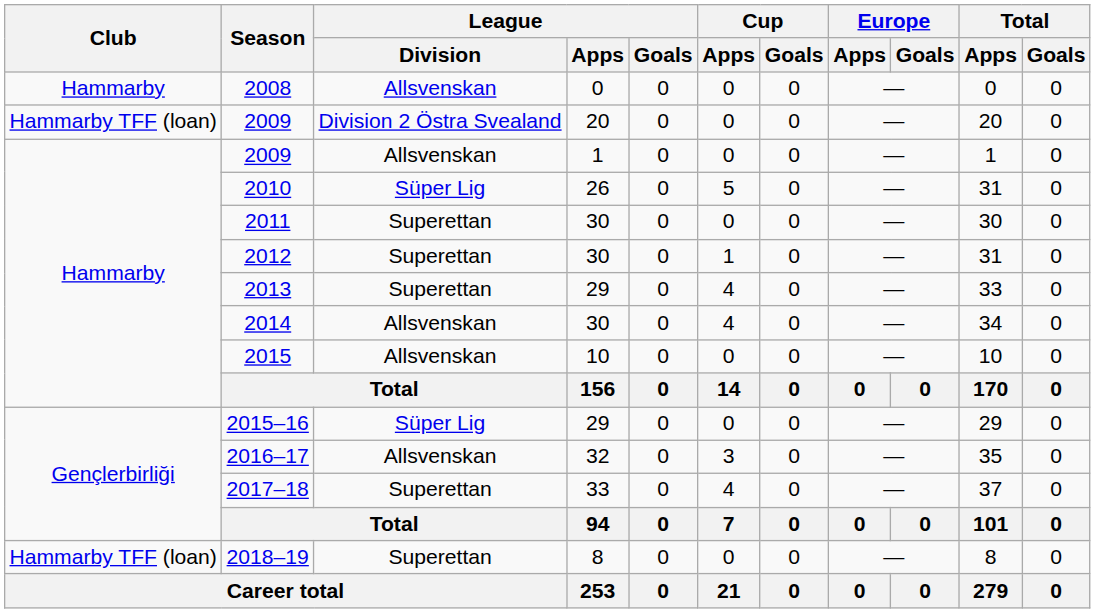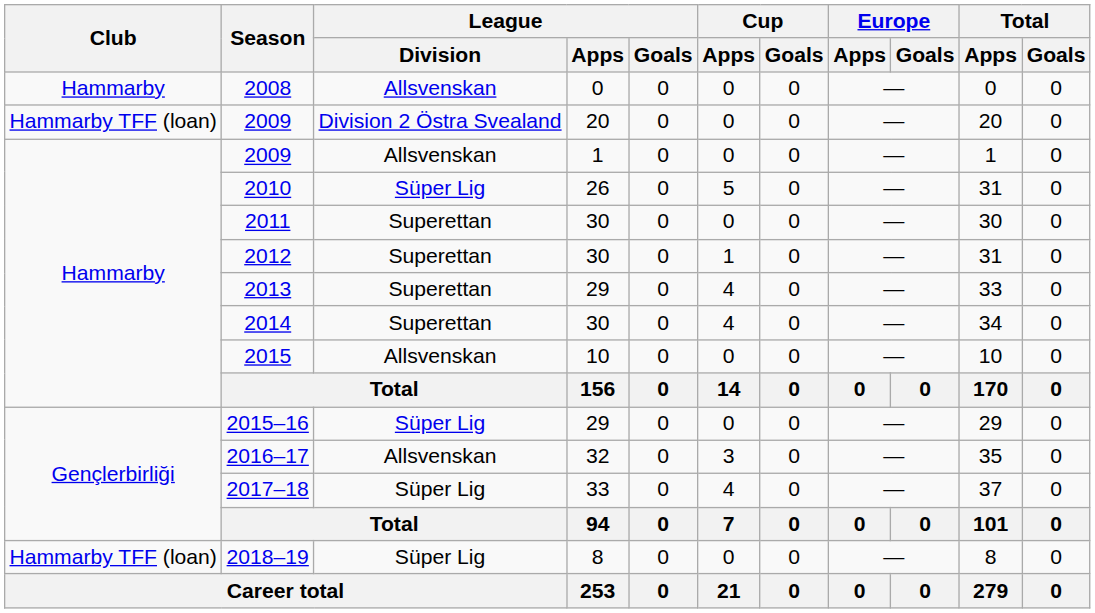(440, 322) Allsvenskan -> (440, 322) Superettan
(440, 490) Superettan -> (440, 490) Süper Lig
(440, 557) Superettan -> (440, 557) Süper Lig
